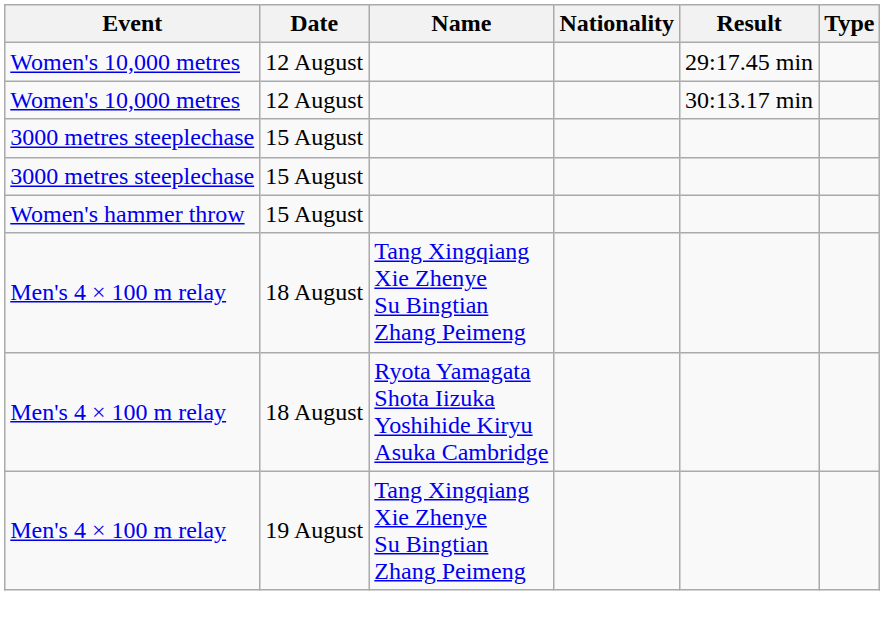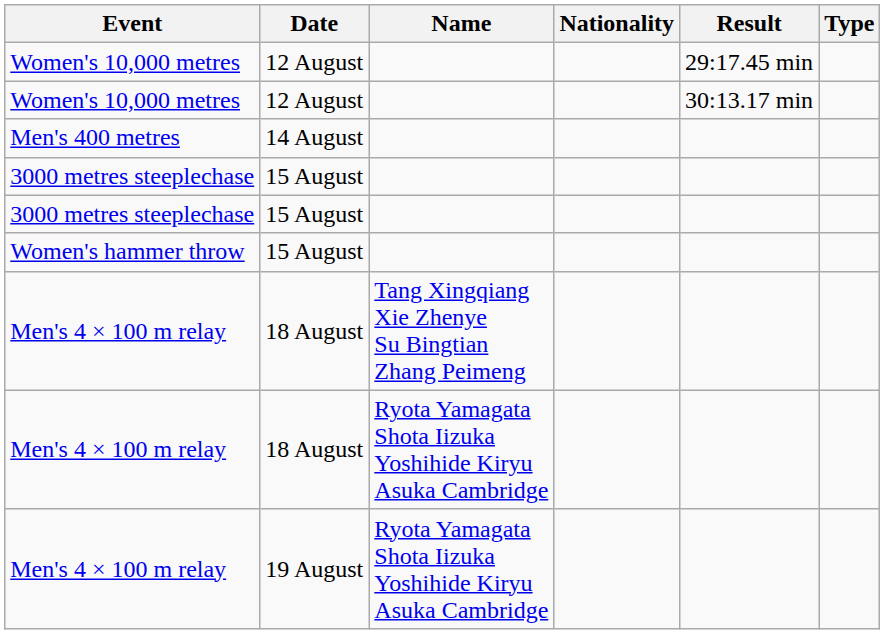+ row: (95, 137)
(452, 530) Tang Xingqiang Xie Zhenye Su Bingtian Zhang Peimeng -> (461, 568) Ryota Yamagata Shota Iizuka Yoshihide Kiryu Asuka Cambridge
